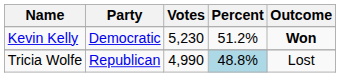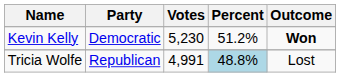(186, 60) 4,990 -> (186, 60) 4,991
